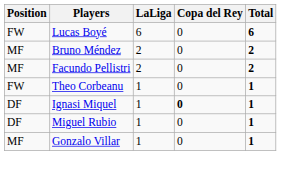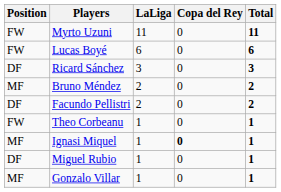+ row: (82, 31)
+ row: (88, 68)
(15, 68) MF -> (14, 104) DF
(14, 104) DF -> (15, 141) MF
